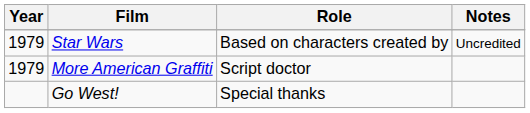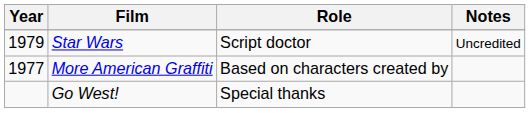(334, 42) Based on characters created by -> (265, 42) Script doctor
(26, 68) 1979 -> (26, 68) 1977
(265, 68) Script doctor -> (334, 68) Based on characters created by
